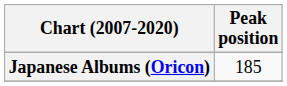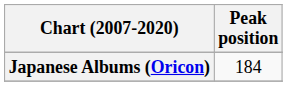(248, 66) 185 -> (248, 66) 184
